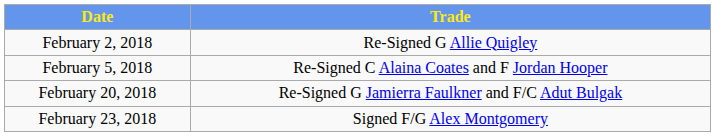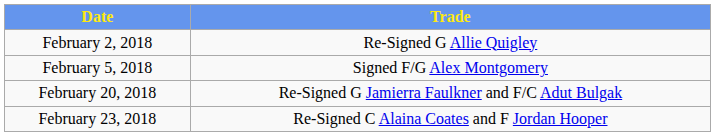(450, 67) Re-Signed C Alaina Coates and F Jordan Hooper -> (450, 67) Signed F/G Alex Montgomery
(450, 118) Signed F/G Alex Montgomery -> (450, 118) Re-Signed C Alaina Coates and F Jordan Hooper
